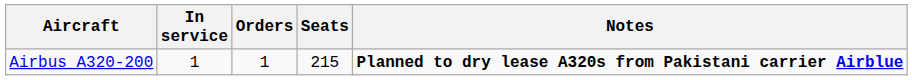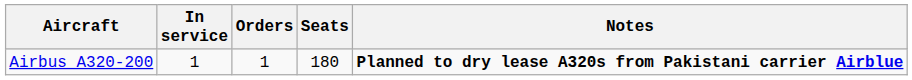(325, 62) 215 -> (325, 62) 180
